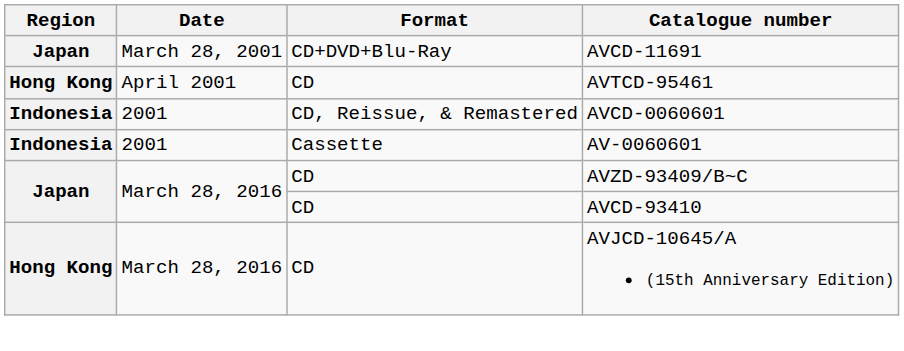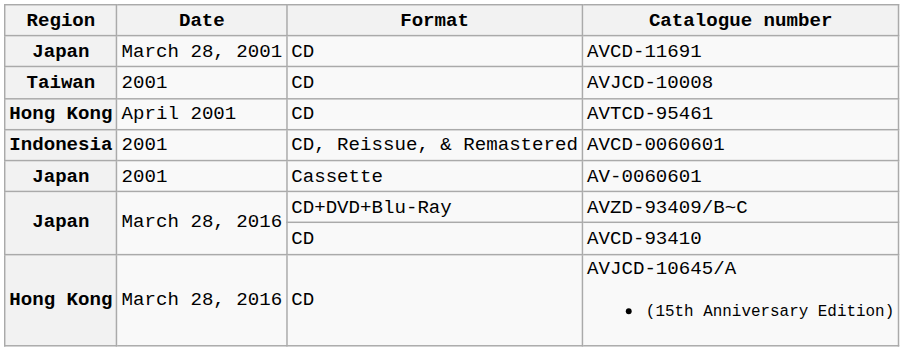(372, 51) CD+DVD+Blu-Ray -> (303, 51) CD
+ row: (650, 83)
(61, 145) Indonesia -> (61, 176) Japan
(303, 176) CD -> (372, 207) CD+DVD+Blu-Ray
